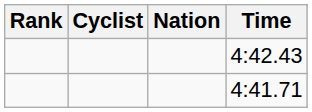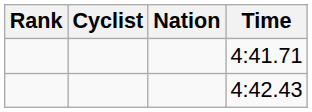rows swapped: (266, 90) <-> (266, 55)
